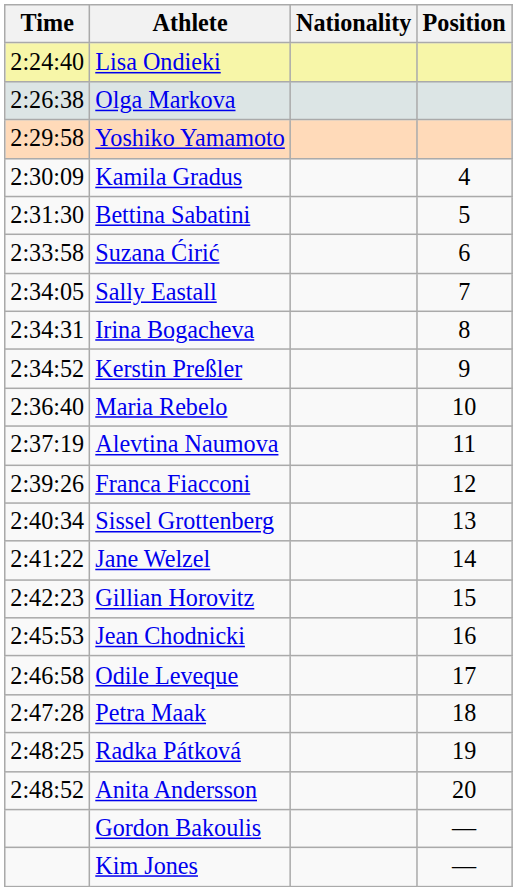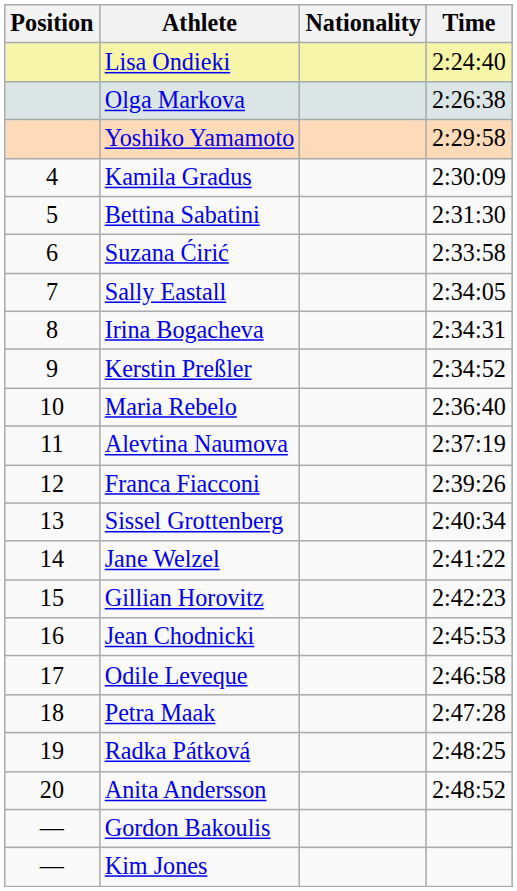columns swapped: (464, 23) <-> (47, 23)
